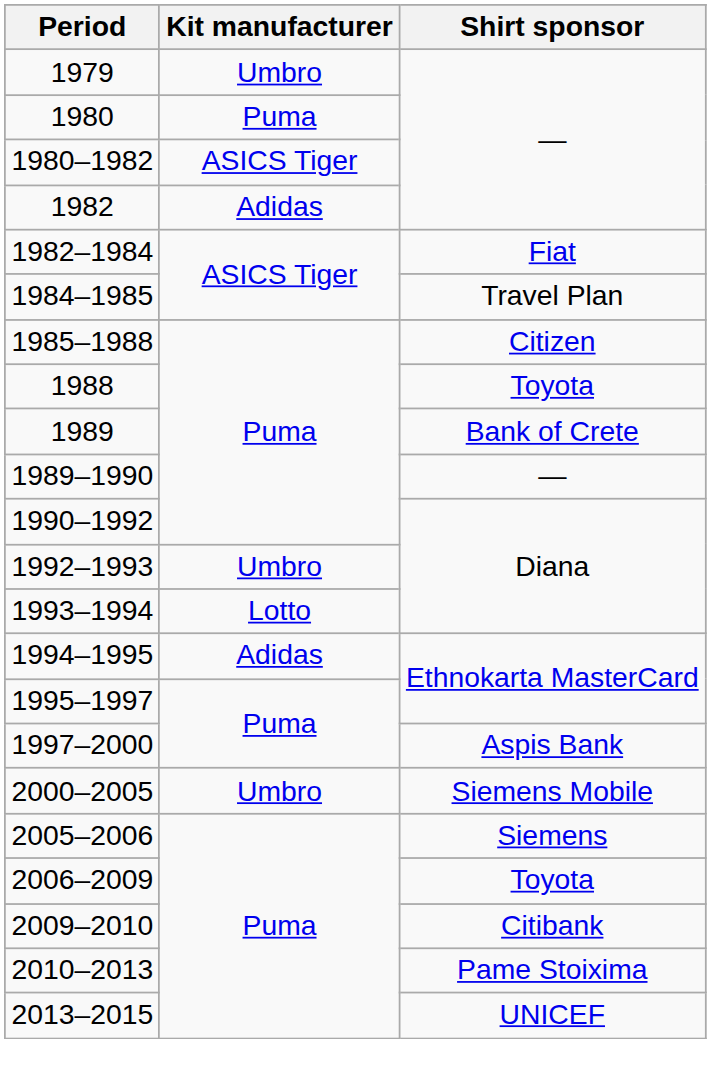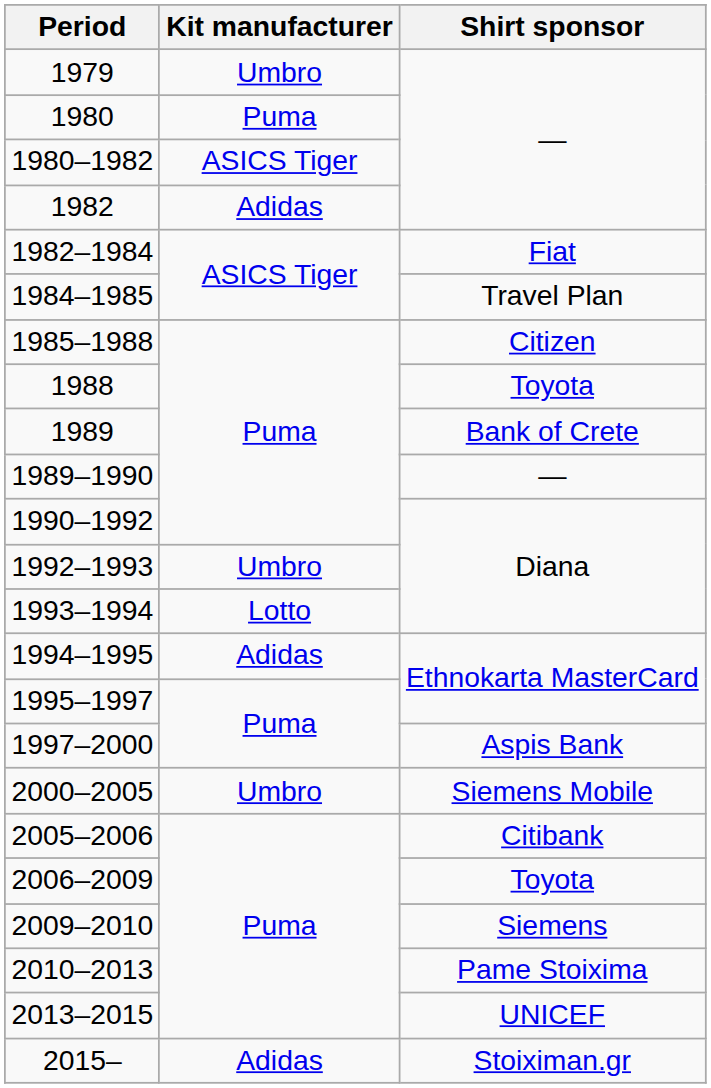(552, 835) Siemens -> (552, 835) Citibank
(552, 925) Citibank -> (552, 925) Siemens
+ row: (82, 1059)
